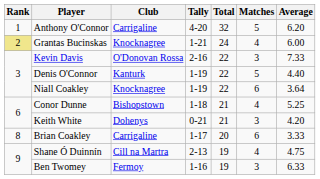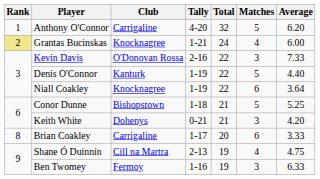(257, 105) 4 -> (257, 105) 5
